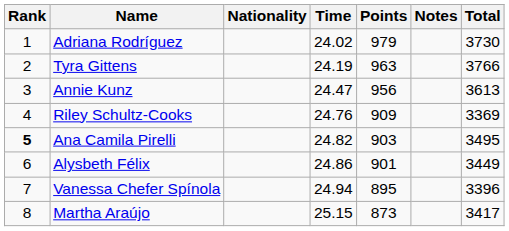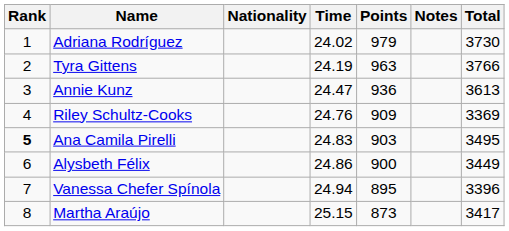(384, 90) 956 -> (384, 90) 936
(333, 139) 24.82 -> (333, 139) 24.83
(384, 164) 901 -> (384, 164) 900
